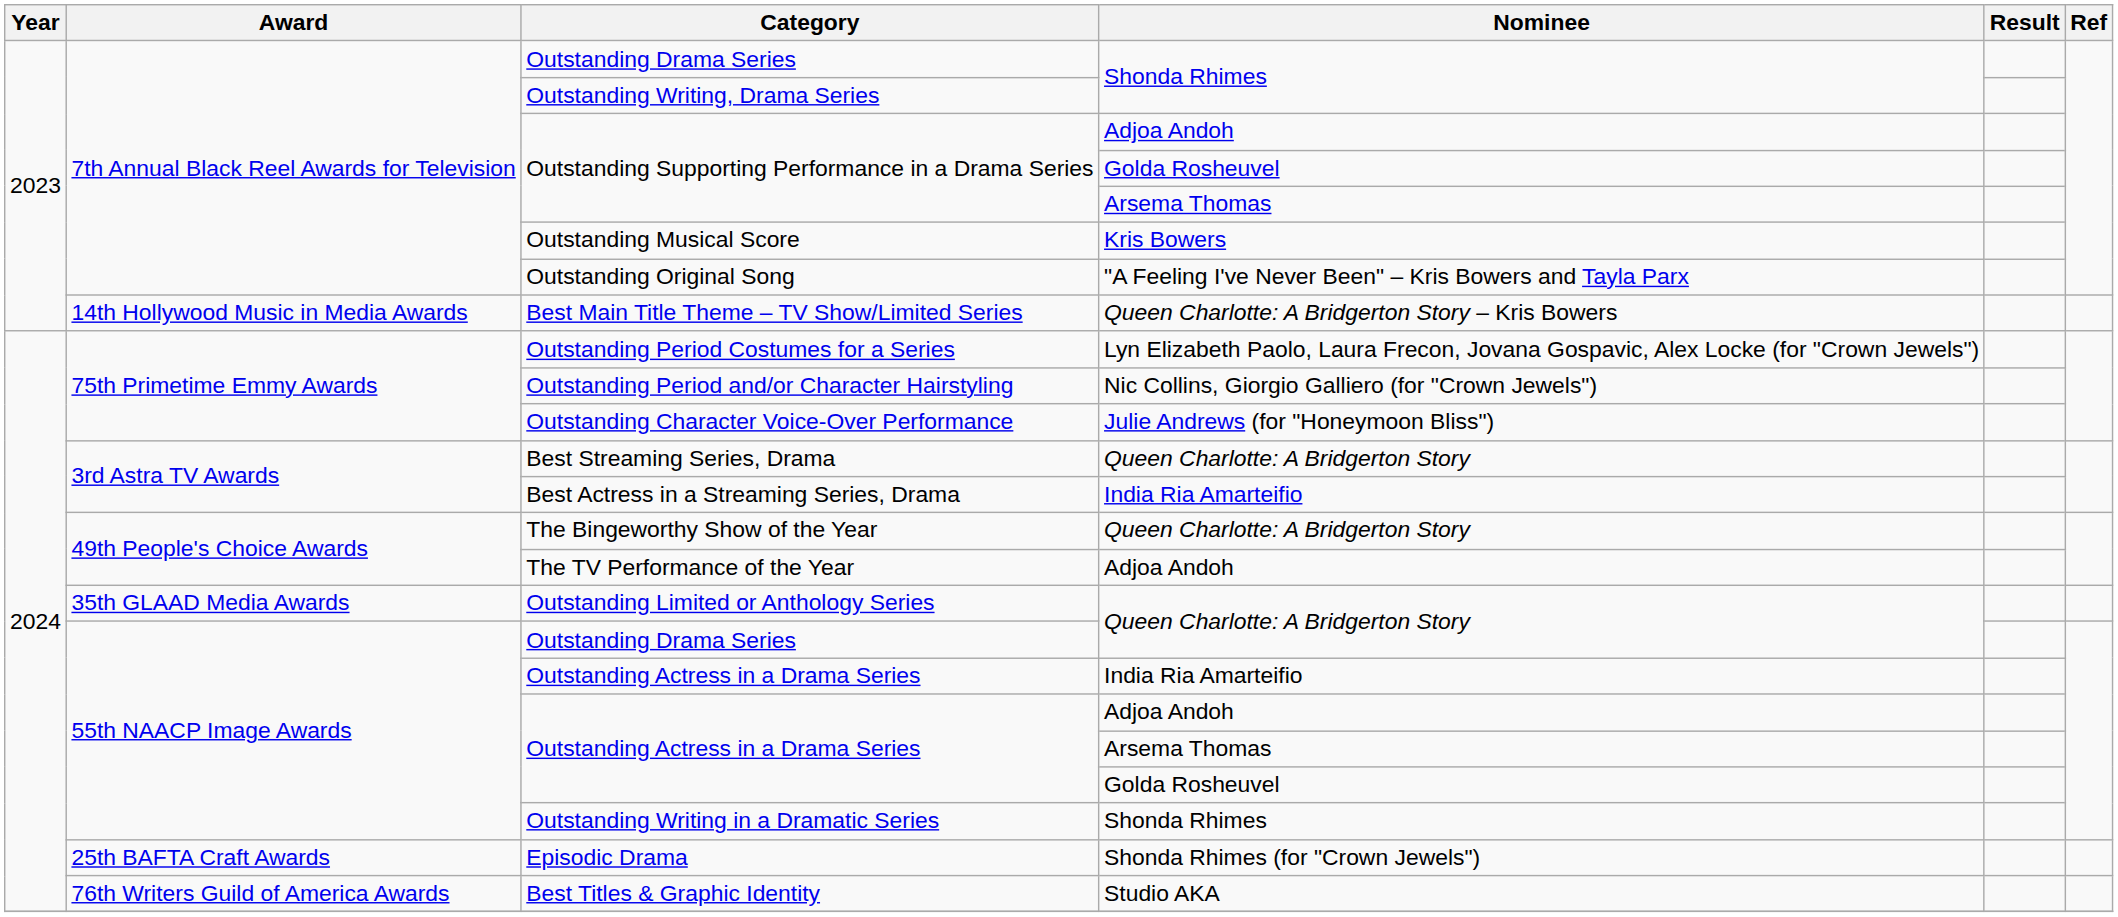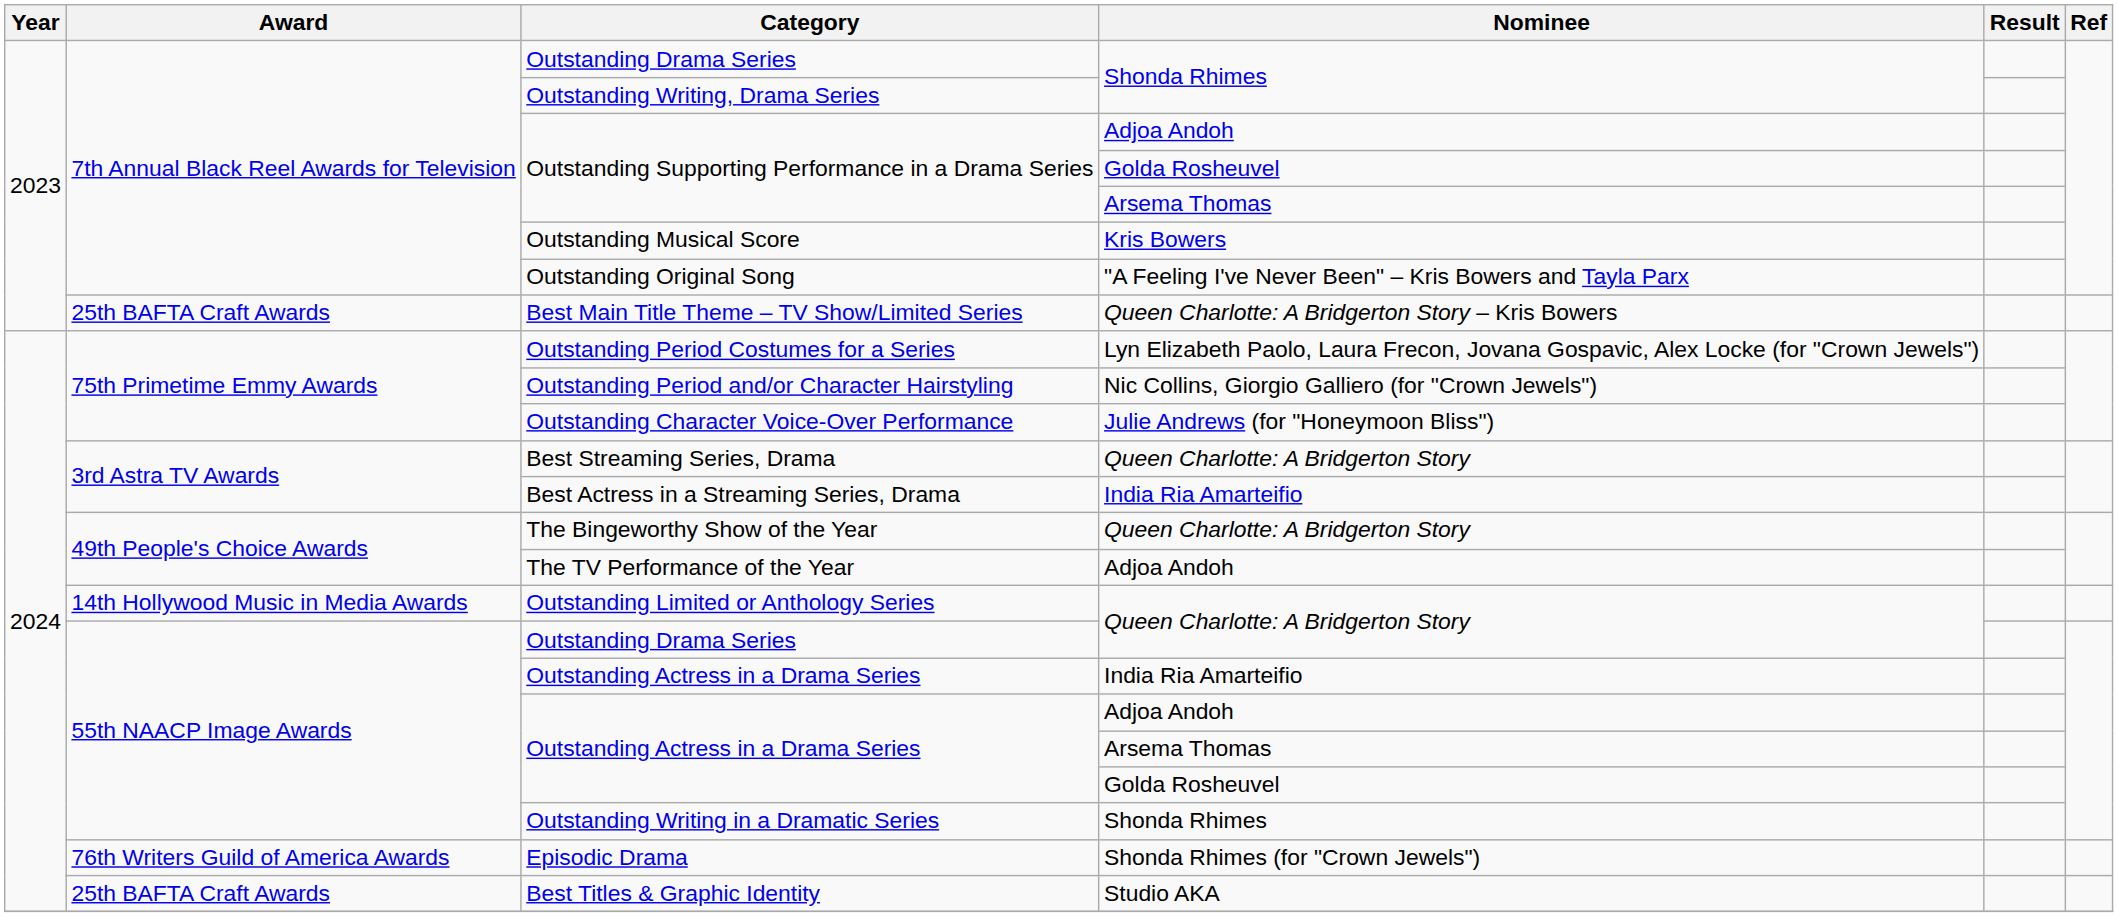(270, 312) 14th Hollywood Music in Media Awards -> (201, 312) 25th BAFTA Craft Awards
(210, 603) 35th GLAAD Media Awards -> (270, 603) 14th Hollywood Music in Media Awards
(201, 857) 25th BAFTA Craft Awards -> (260, 857) 76th Writers Guild of America Awards
(260, 893) 76th Writers Guild of America Awards -> (201, 893) 25th BAFTA Craft Awards
